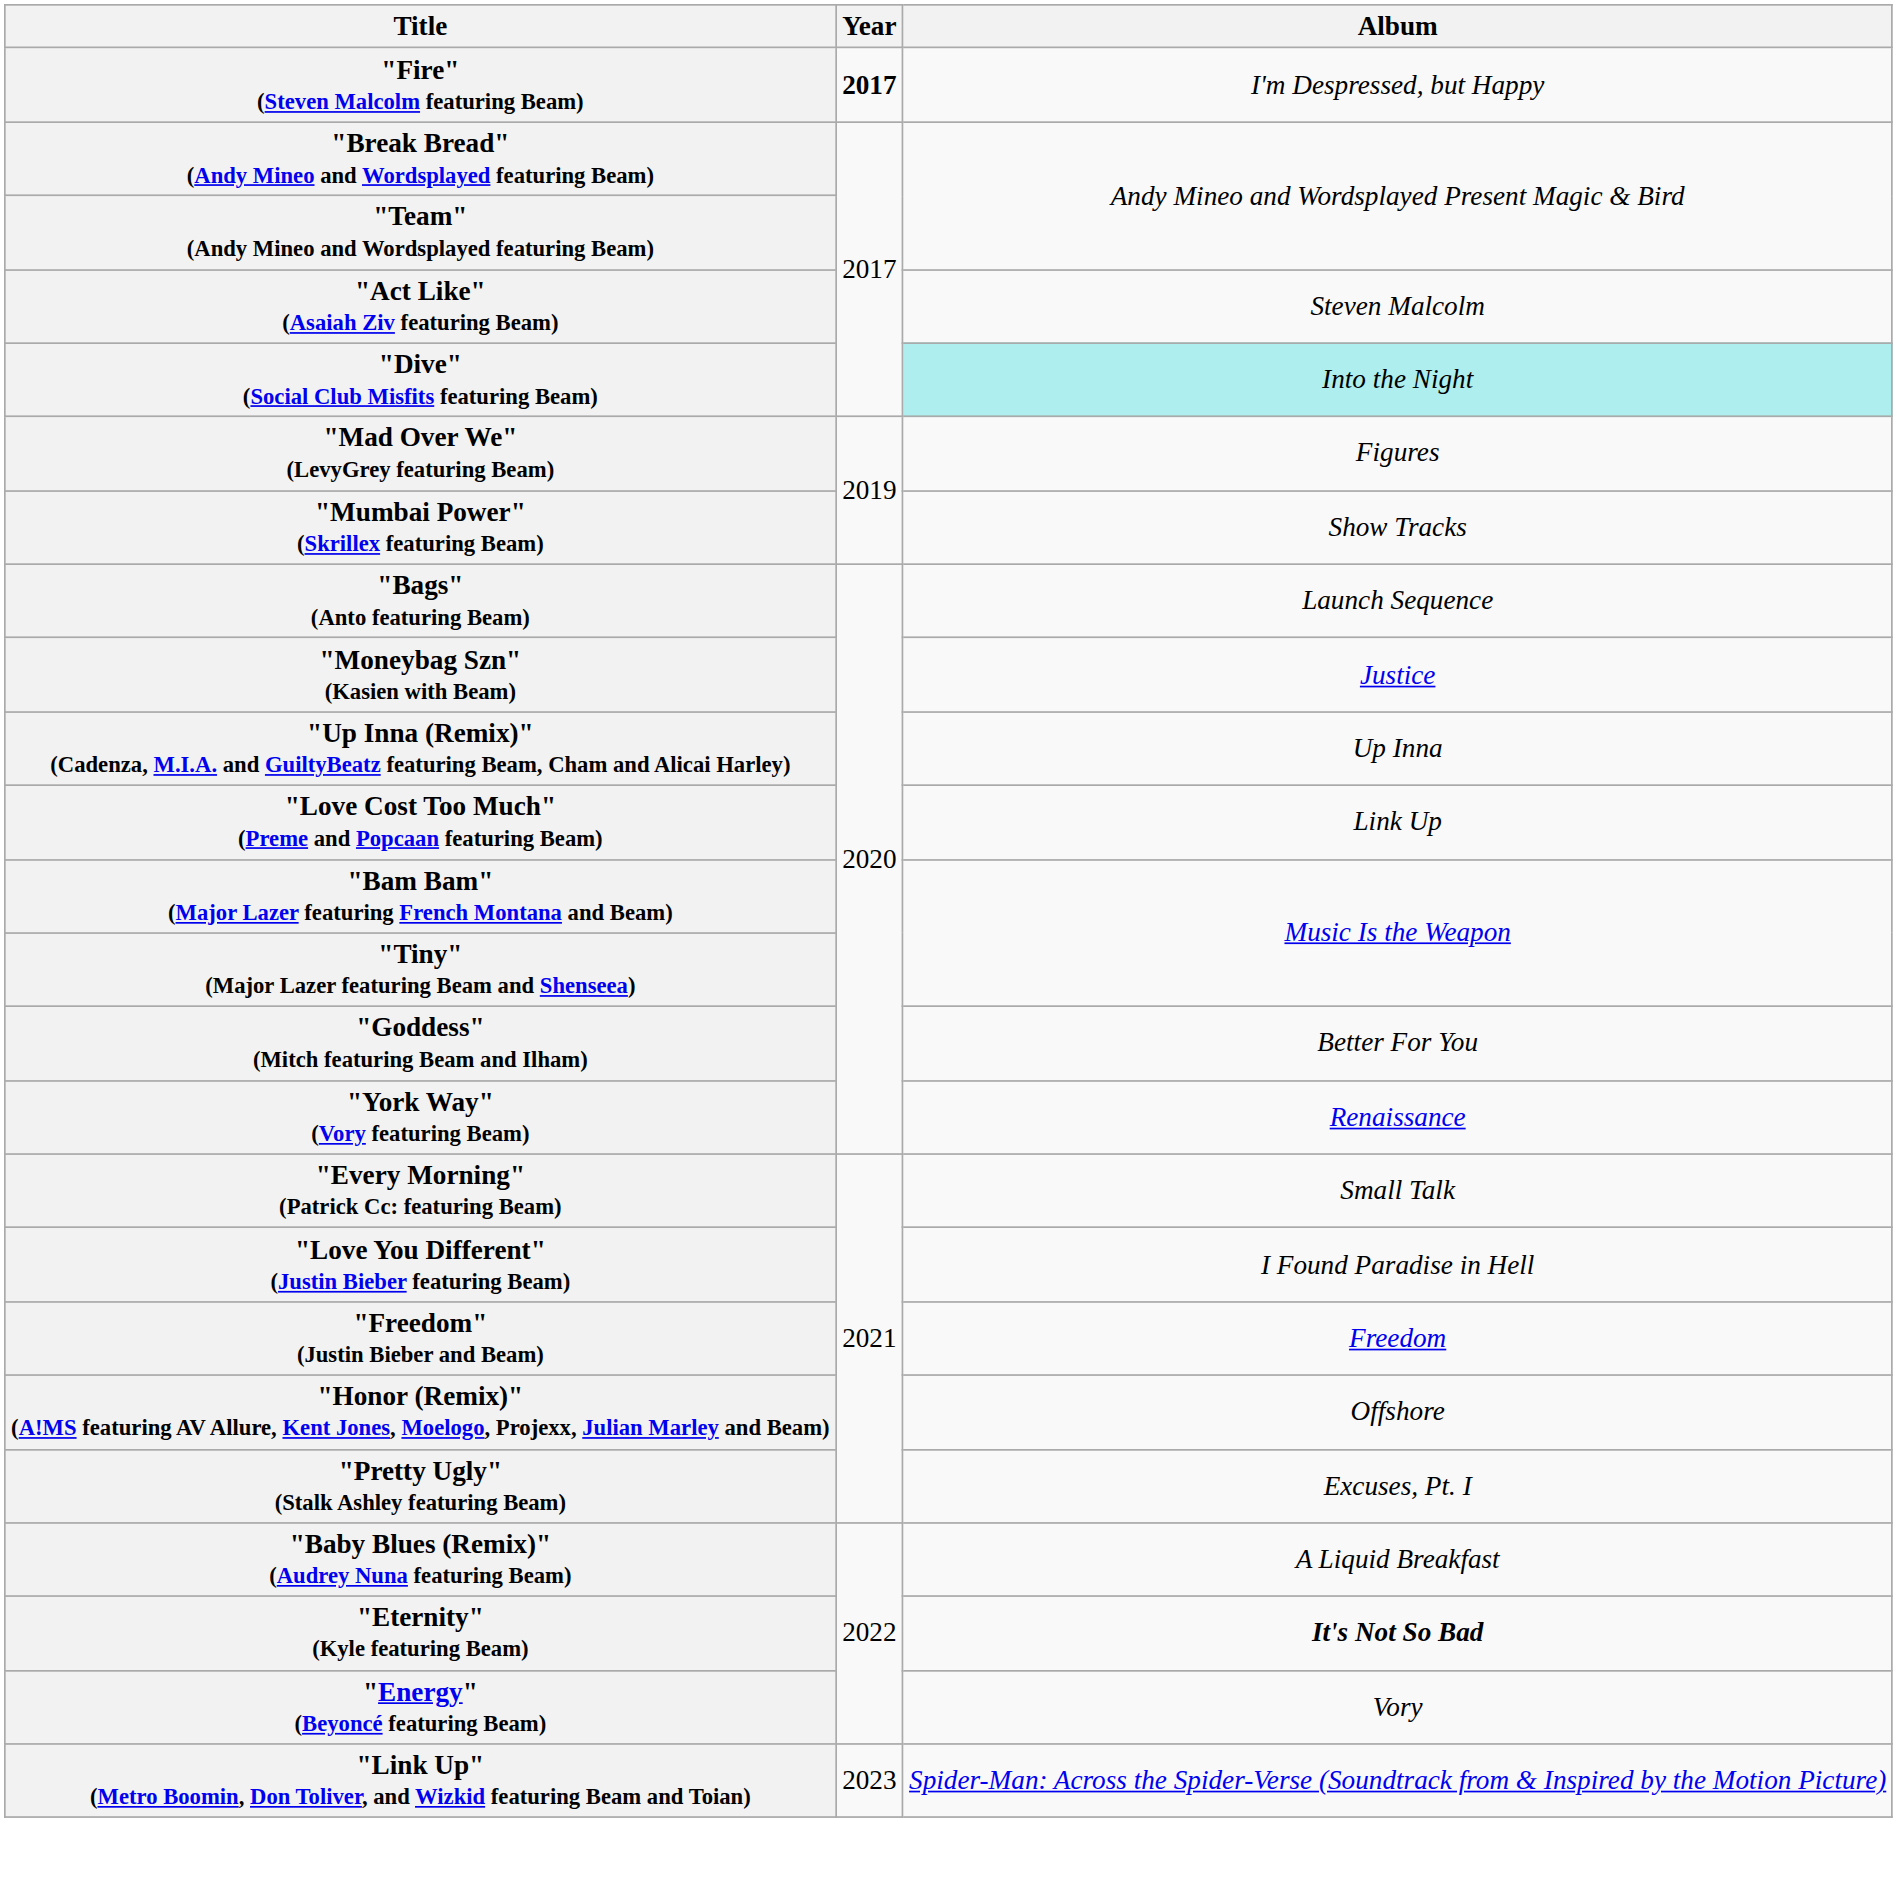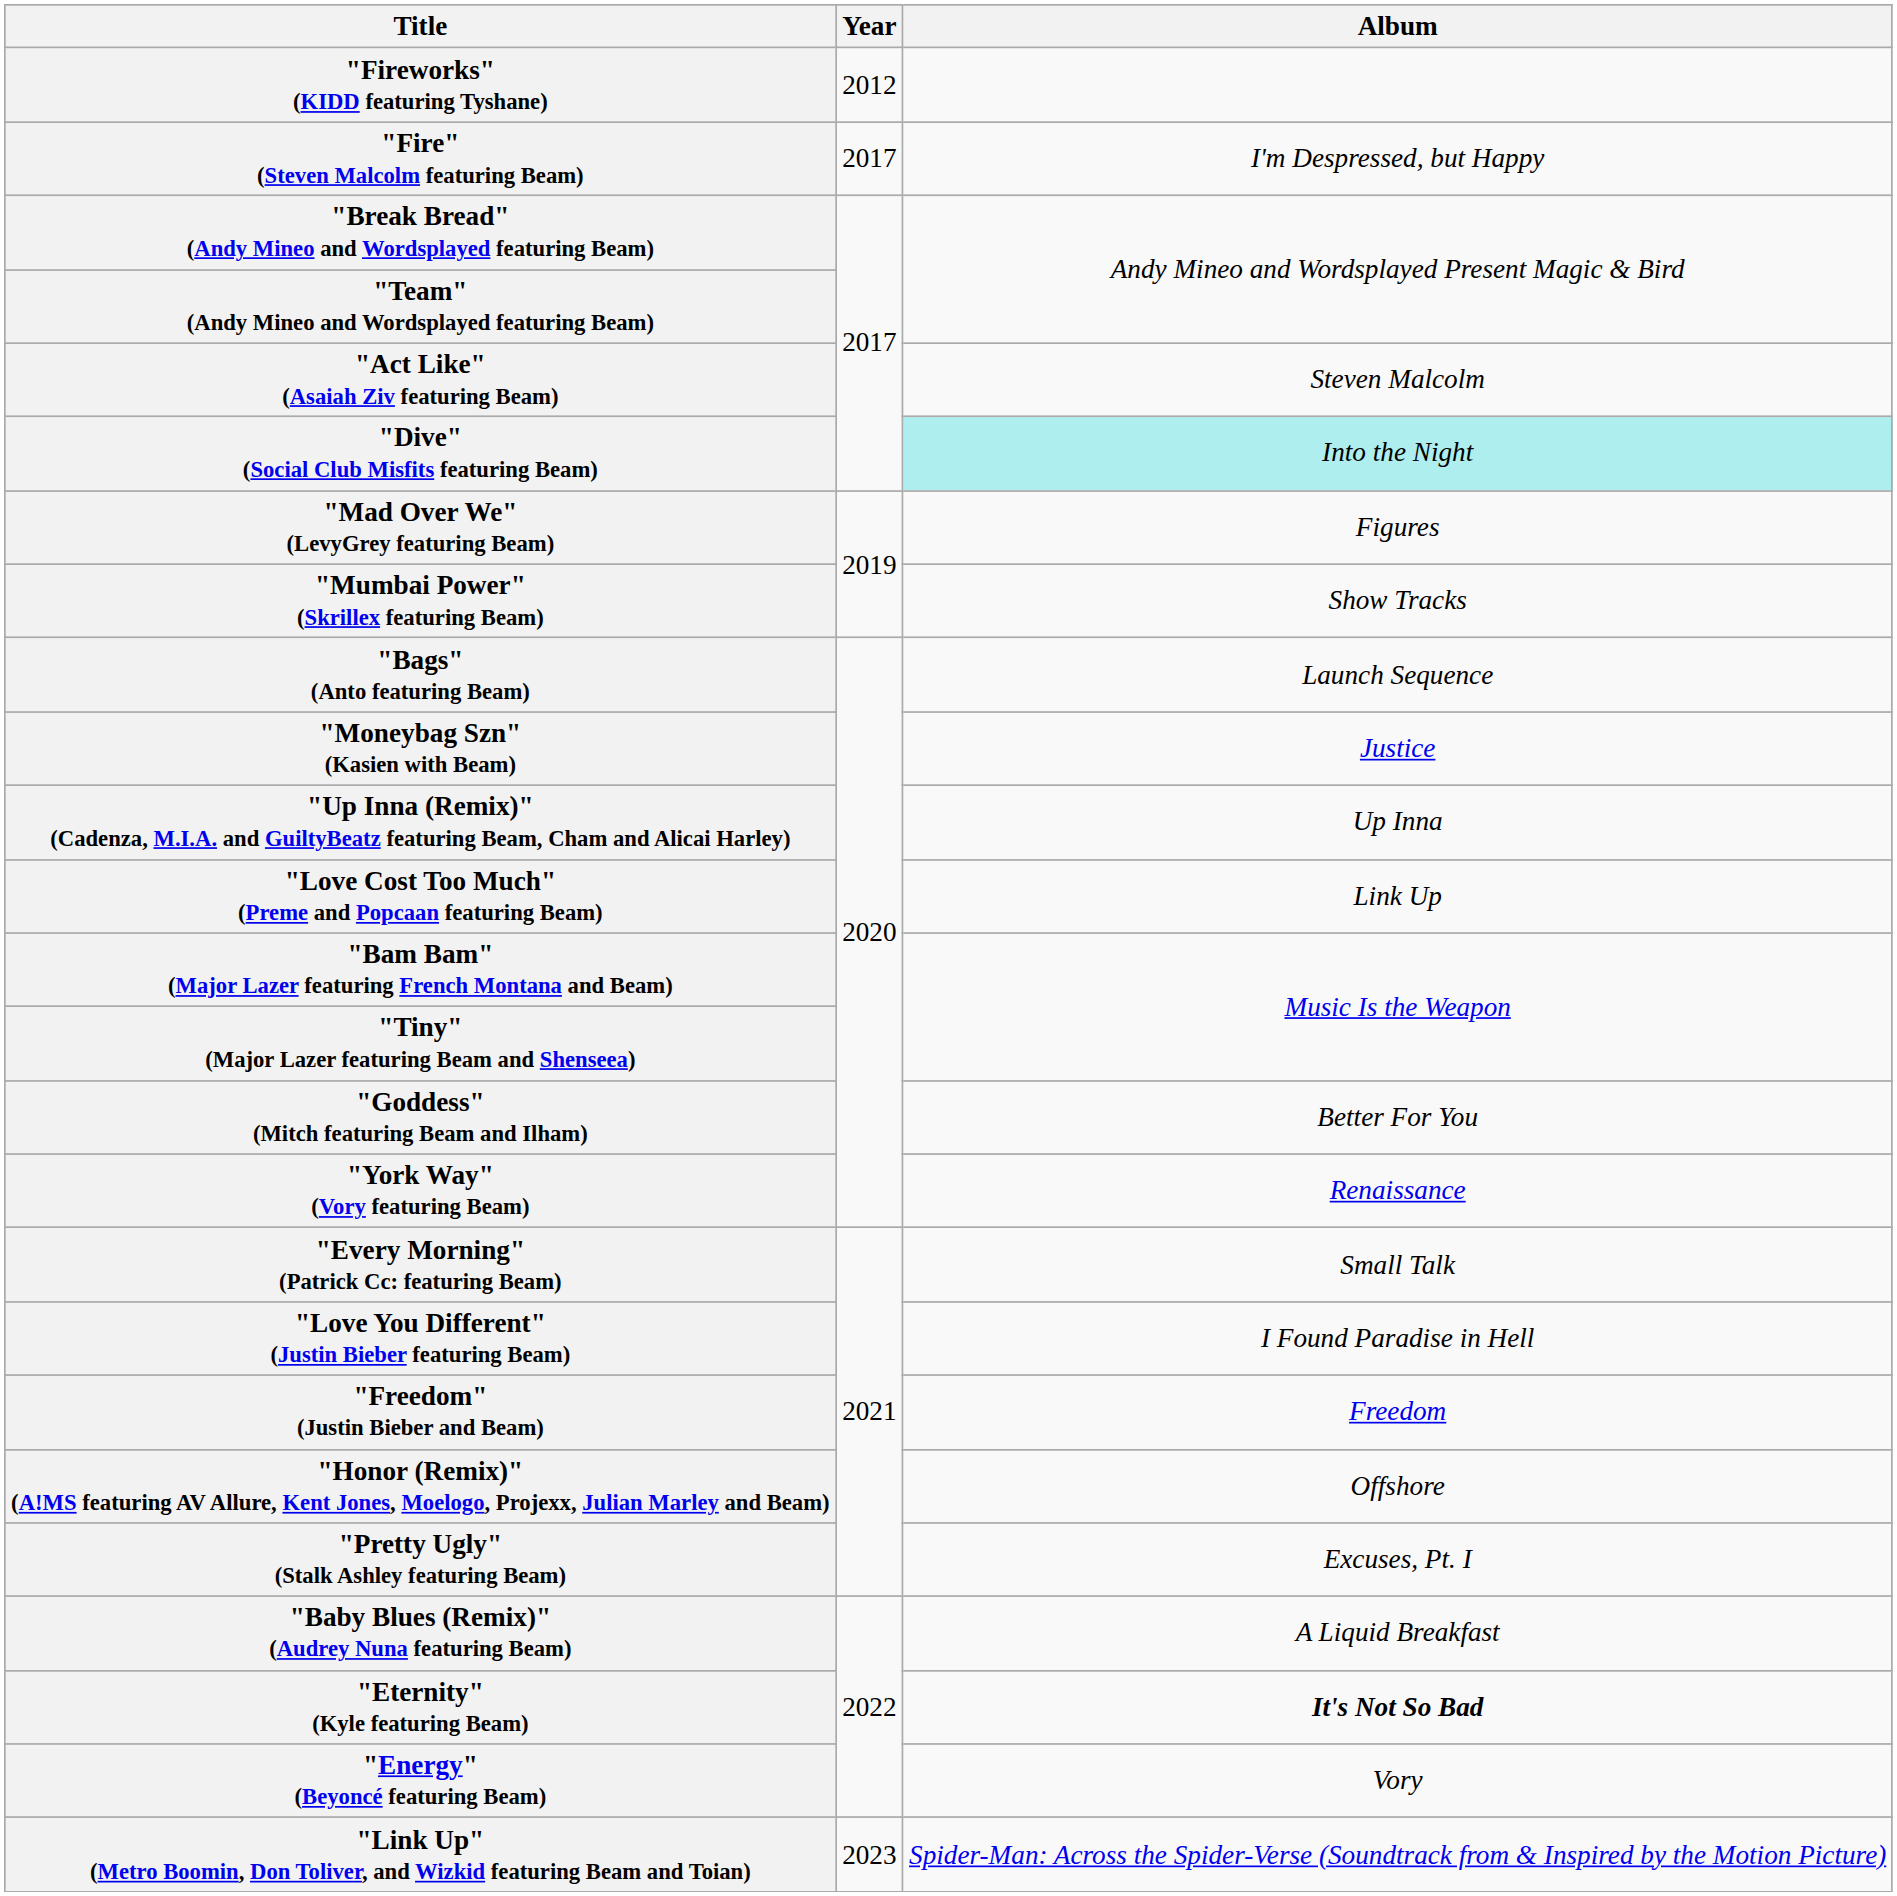+ row: (420, 84)
(869, 84) bold -> (869, 158) normal
